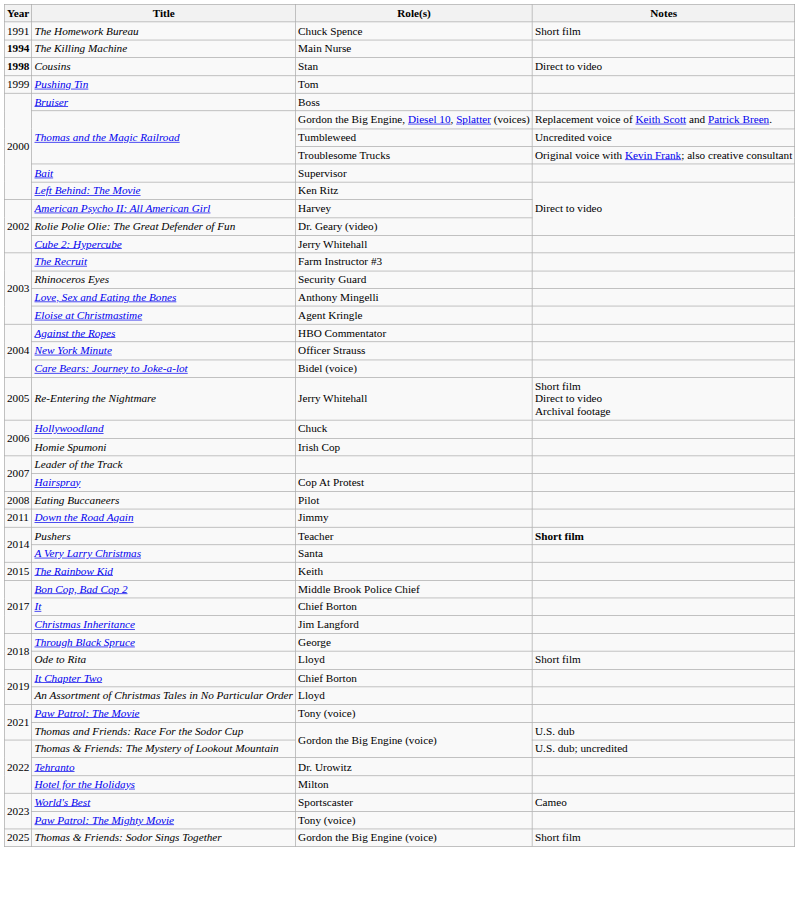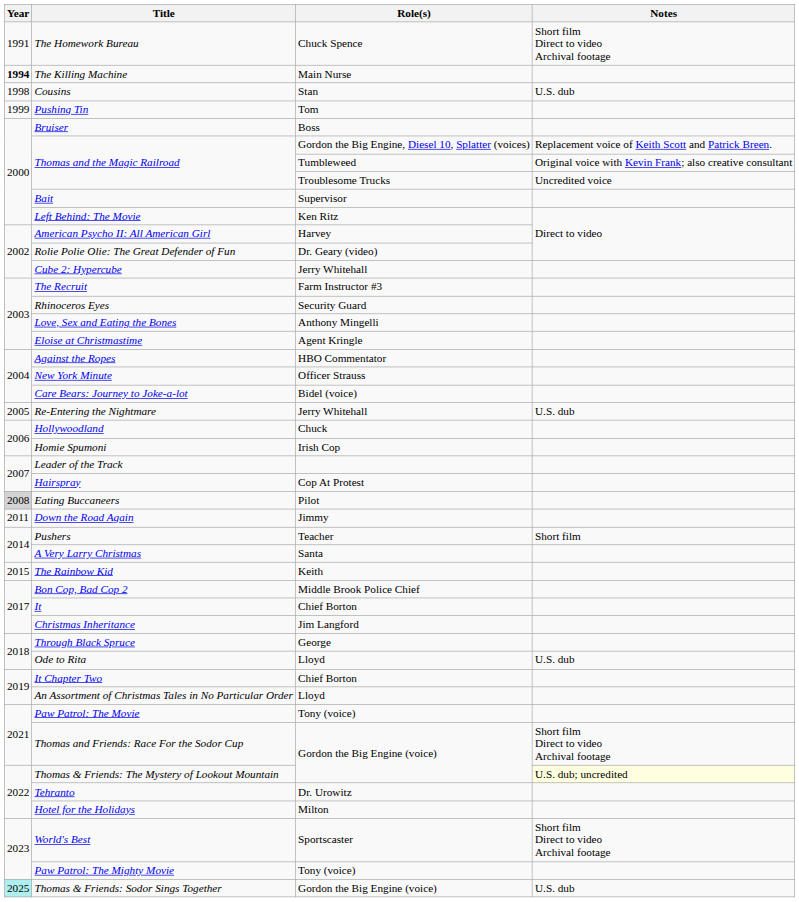(558, 31) Short film -> (573, 43) Short film Direct to video Archival footage
(18, 66) bold -> (18, 91) normal
(569, 66) Direct to video -> (555, 91) U.S. dub
(573, 137) Uncredited voice -> (664, 162) Original voice with Kevin Frank; also creative consultant
(664, 155) Original voice with Kevin Frank; also creative consultant -> (573, 180) Uncredited voice
(573, 398) Short film Direct to video Archival footage -> (555, 411) U.S. dub
(18, 500) no background -> (18, 500) lightgrey background
(559, 535) bold -> (558, 535) normal
(558, 660) Short film -> (555, 660) U.S. dub
(555, 731) U.S. dub -> (573, 743) Short film Direct to video Archival footage
(581, 749) no background -> (581, 774) lightyellow background
(551, 802) Cameo -> (573, 840) Short film Direct to video Archival footage
(18, 837) no background -> (18, 888) paleturquoise background
(558, 837) Short film -> (555, 888) U.S. dub
